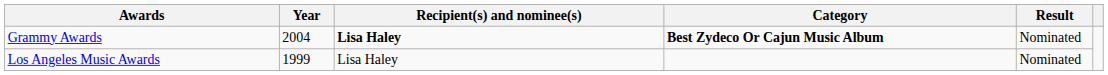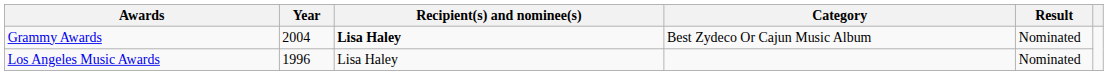(775, 37) bold -> (769, 37) normal
(296, 59) 1999 -> (296, 59) 1996
